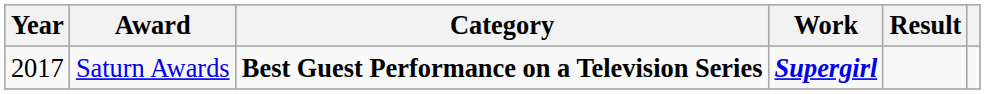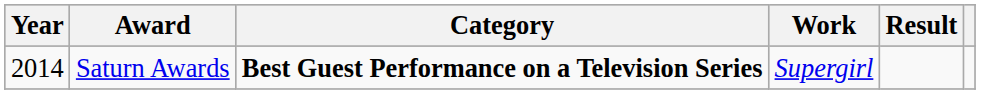(37, 67) 2017 -> (37, 67) 2014
(826, 67) bold -> (824, 67) normal
